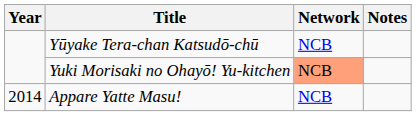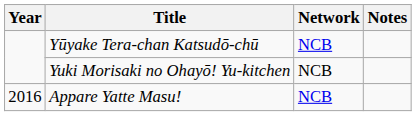(315, 70) lightsalmon background -> (315, 70) no background
(25, 96) 2014 -> (25, 96) 2016
